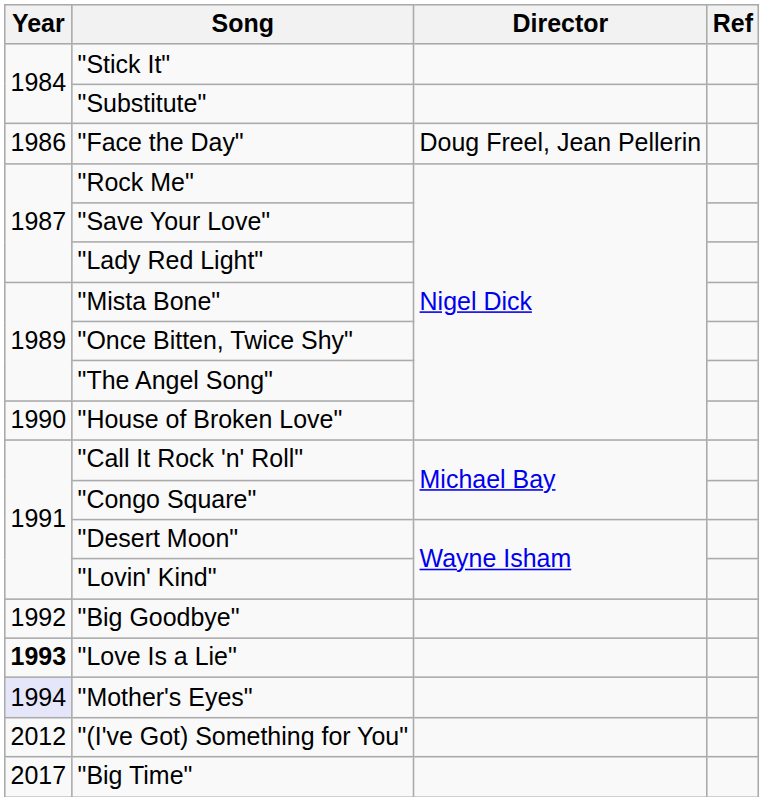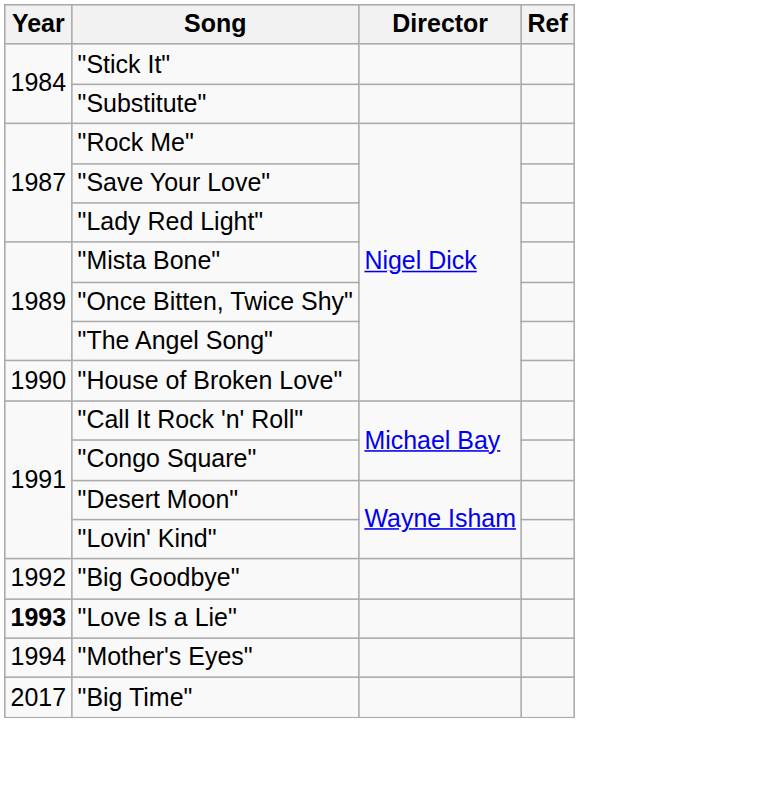- row: (161, 143)
(38, 697) lavender background -> (38, 657) no background
- row: (243, 736)
